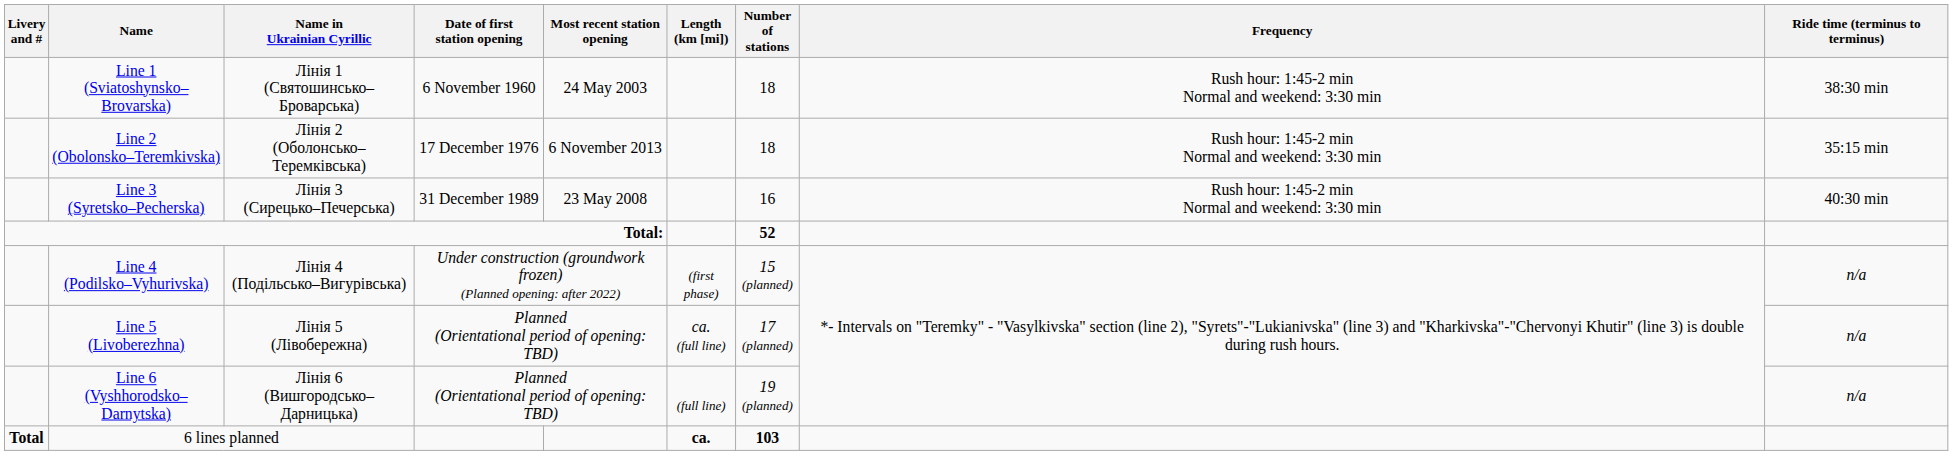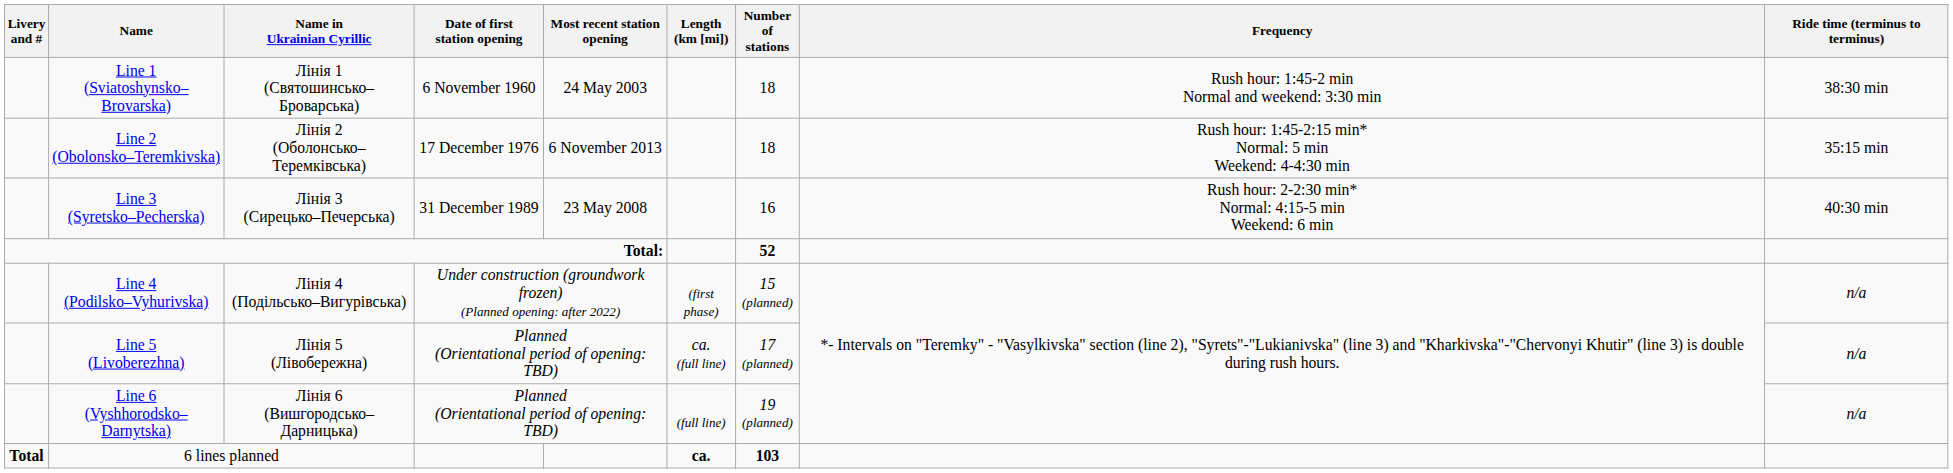(1282, 148) Rush hour: 1:45-2 min Normal and weekend: 3:30 min -> (1282, 148) Rush hour: 1:45-2:15 min* Normal: 5 min Weekend: 4-4:30 min
(1282, 199) Rush hour: 1:45-2 min Normal and weekend: 3:30 min -> (1282, 208) Rush hour: 2-2:30 min* Normal: 4:15-5 min Weekend: 6 min
